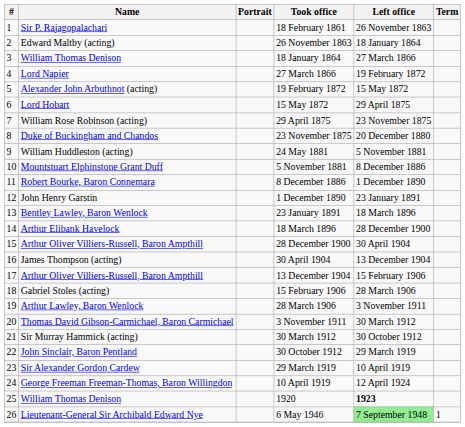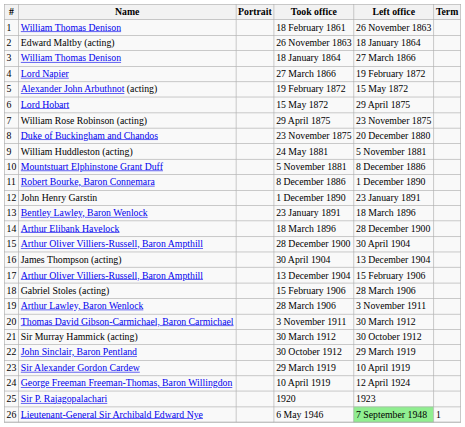(64, 27) Sir P. Rajagopalachari -> (71, 27) William Thomas Denison
(71, 399) William Thomas Denison -> (64, 399) Sir P. Rajagopalachari
(366, 399) bold -> (366, 399) normal
